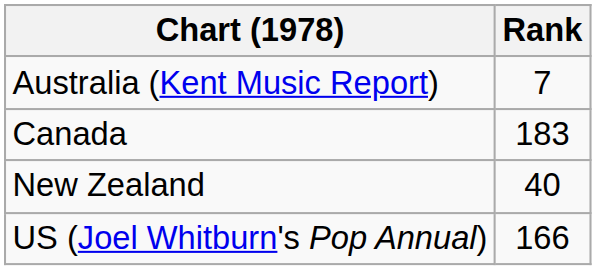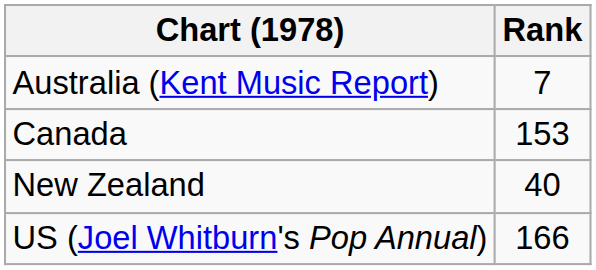(542, 133) 183 -> (542, 133) 153
